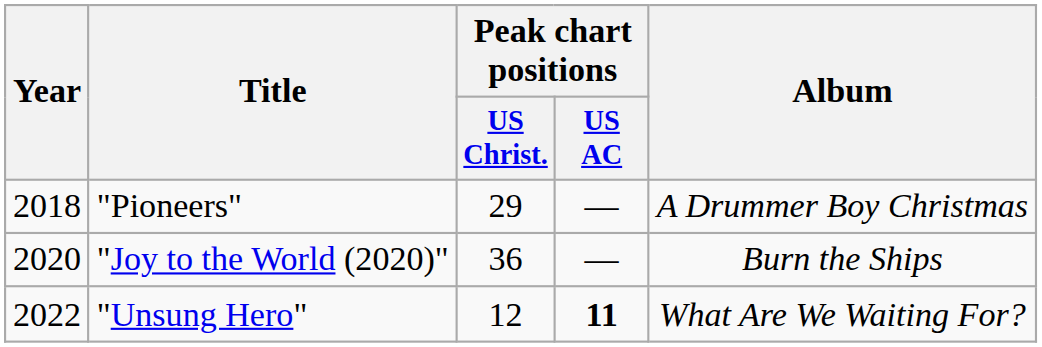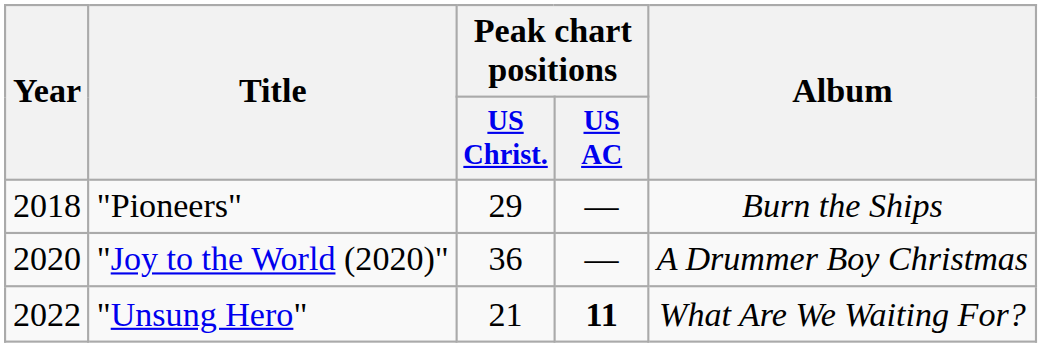(842, 205) A Drummer Boy Christmas -> (842, 205) Burn the Ships
(842, 259) Burn the Ships -> (842, 259) A Drummer Boy Christmas
(506, 313) 12 -> (506, 313) 21
